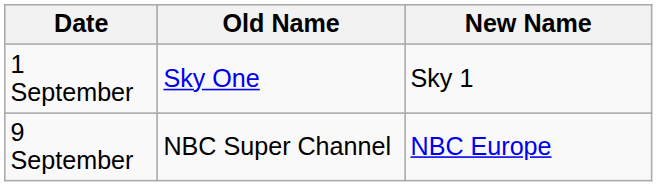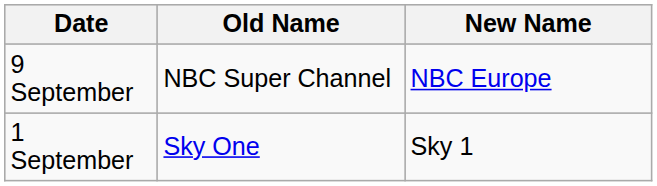rows swapped: (72, 78) <-> (72, 146)
